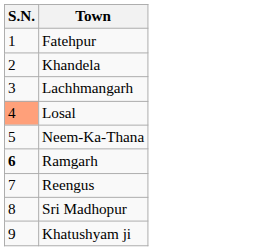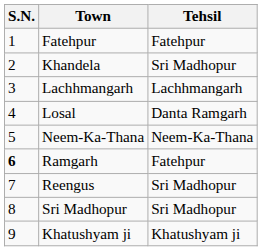+ column: (202, 16)
(12, 112) lightsalmon background -> (12, 112) no background
